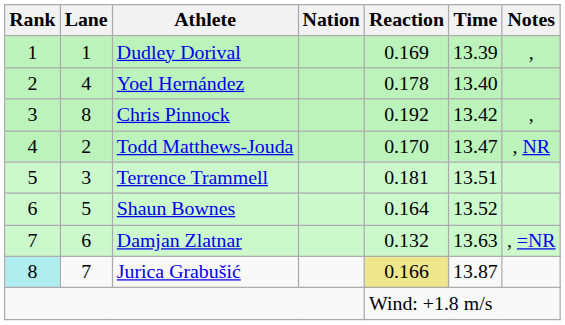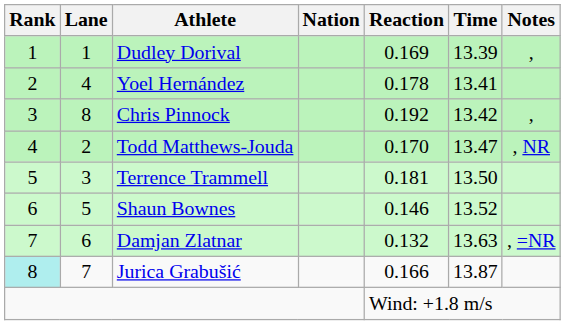(475, 83) 13.40 -> (475, 83) 13.41
(475, 177) 13.51 -> (475, 177) 13.50
(406, 209) 0.164 -> (406, 209) 0.146
(406, 271) khaki background -> (406, 271) no background
